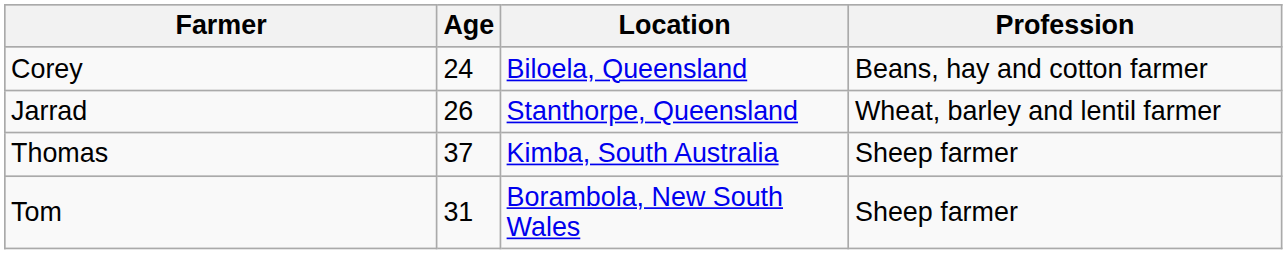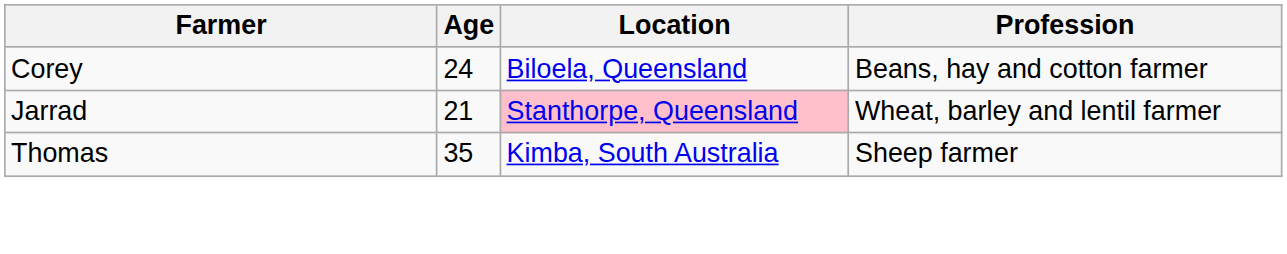(458, 111) 26 -> (458, 111) 21
(652, 111) no background -> (652, 111) pink background
(458, 153) 37 -> (458, 153) 35
- row: (36, 211)
